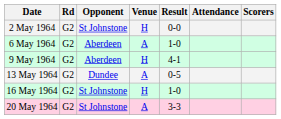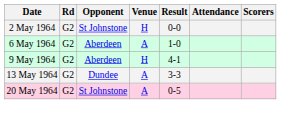(174, 75) 0-5 -> (174, 75) 3-3
- row: (32, 91)
(174, 107) 3-3 -> (174, 91) 0-5
